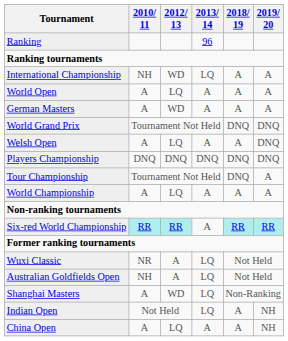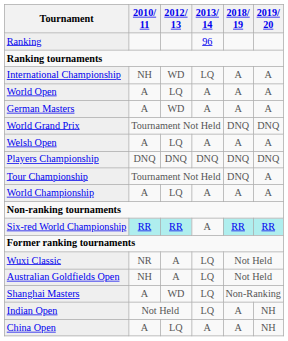(268, 142) DNQ -> (268, 142) A
